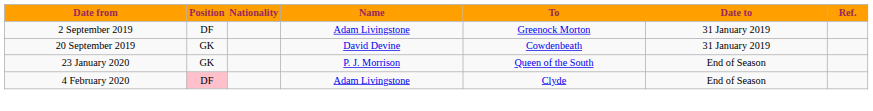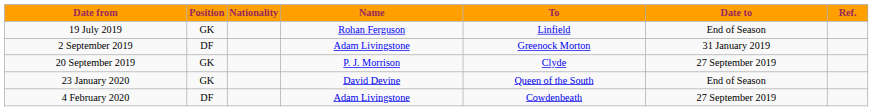+ row: (95, 30)
(372, 47) David Devine -> (372, 63) P. J. Morrison
(554, 47) Cowdenbeath -> (554, 63) Clyde
(736, 47) 31 January 2019 -> (736, 63) 27 September 2019
(372, 63) P. J. Morrison -> (372, 80) David Devine
(207, 80) pink background -> (207, 97) no background
(554, 80) Clyde -> (554, 97) Cowdenbeath
(736, 80) End of Season -> (736, 97) 27 September 2019
